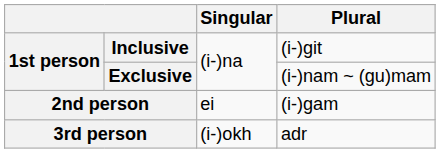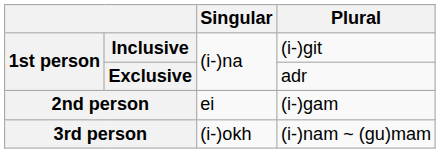(356, 76) (i-)nam ~ (gu)mam -> (294, 76) adr
(294, 133) adr -> (356, 133) (i-)nam ~ (gu)mam
